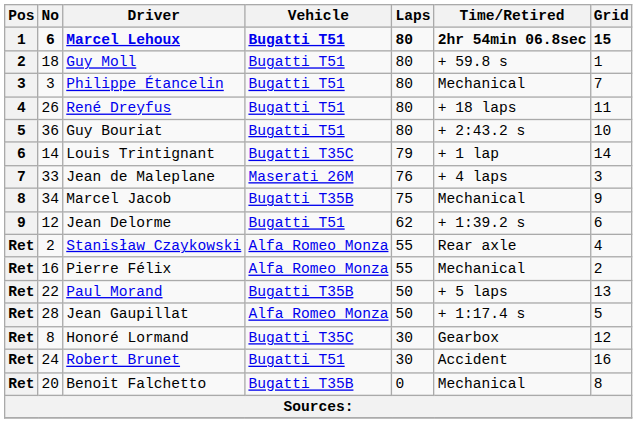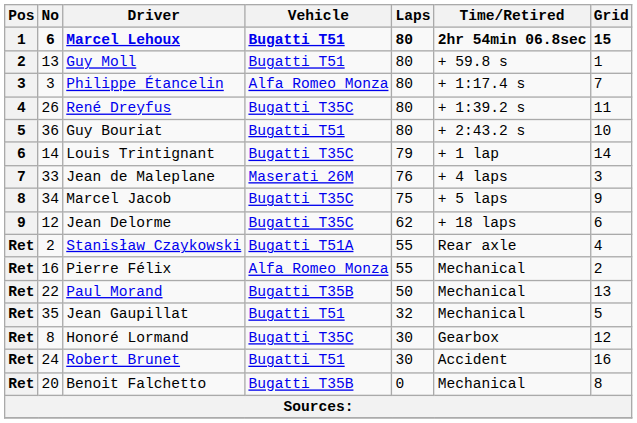(50, 62) 18 -> (50, 62) 13
(297, 85) Bugatti T51 -> (318, 85) Alfa Romeo Monza
(481, 85) Mechanical -> (481, 85) + 1:17.4 s
(297, 108) Bugatti T51 -> (301, 108) Bugatti T35C
(477, 108) + 18 laps -> (481, 108) + 1:39.2 s
(301, 200) Bugatti T35B -> (301, 200) Bugatti T35C
(481, 200) Mechanical -> (473, 200) + 5 laps
(297, 223) Bugatti T51 -> (301, 223) Bugatti T35C
(481, 223) + 1:39.2 s -> (477, 223) + 18 laps
(318, 246) Alfa Romeo Monza -> (301, 246) Bugatti T51A
(473, 292) + 5 laps -> (481, 292) Mechanical
(50, 315) 28 -> (50, 315) 35
(318, 315) Alfa Romeo Monza -> (297, 315) Bugatti T51
(404, 315) 50 -> (404, 315) 32
(481, 315) + 1:17.4 s -> (481, 315) Mechanical
